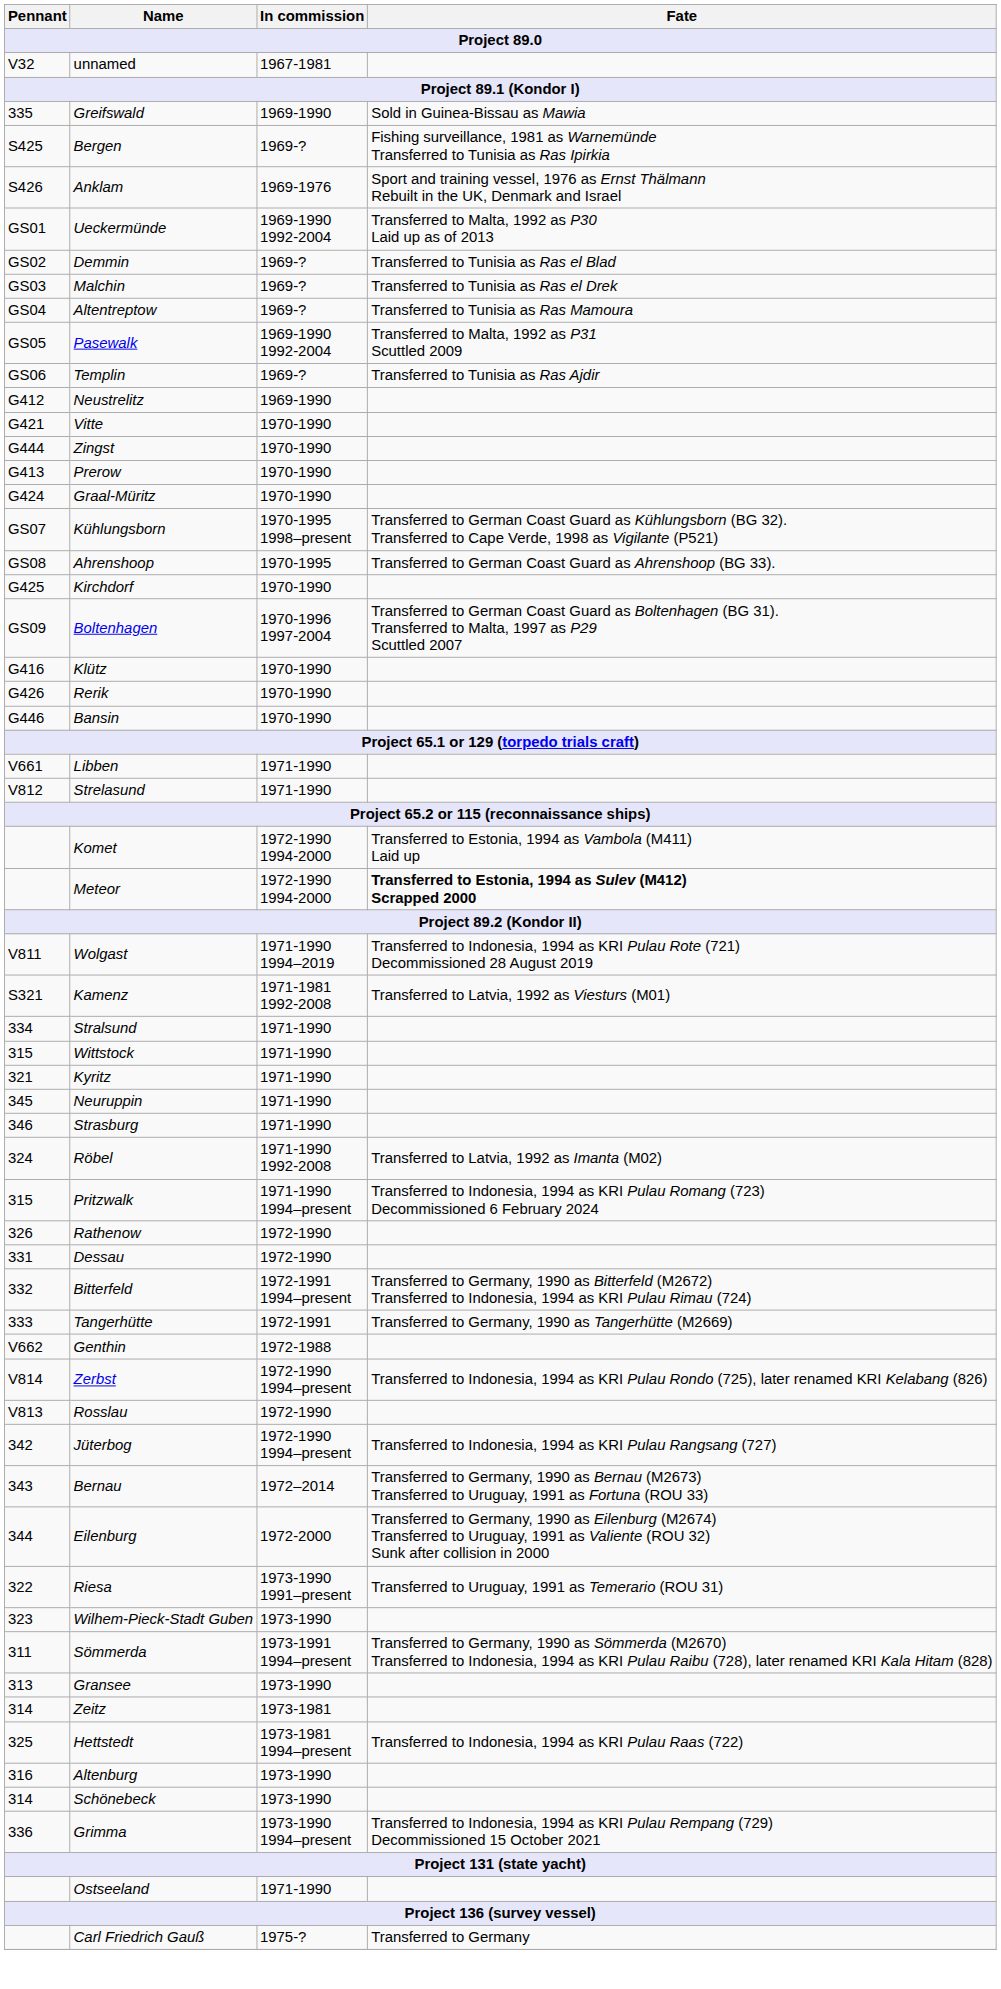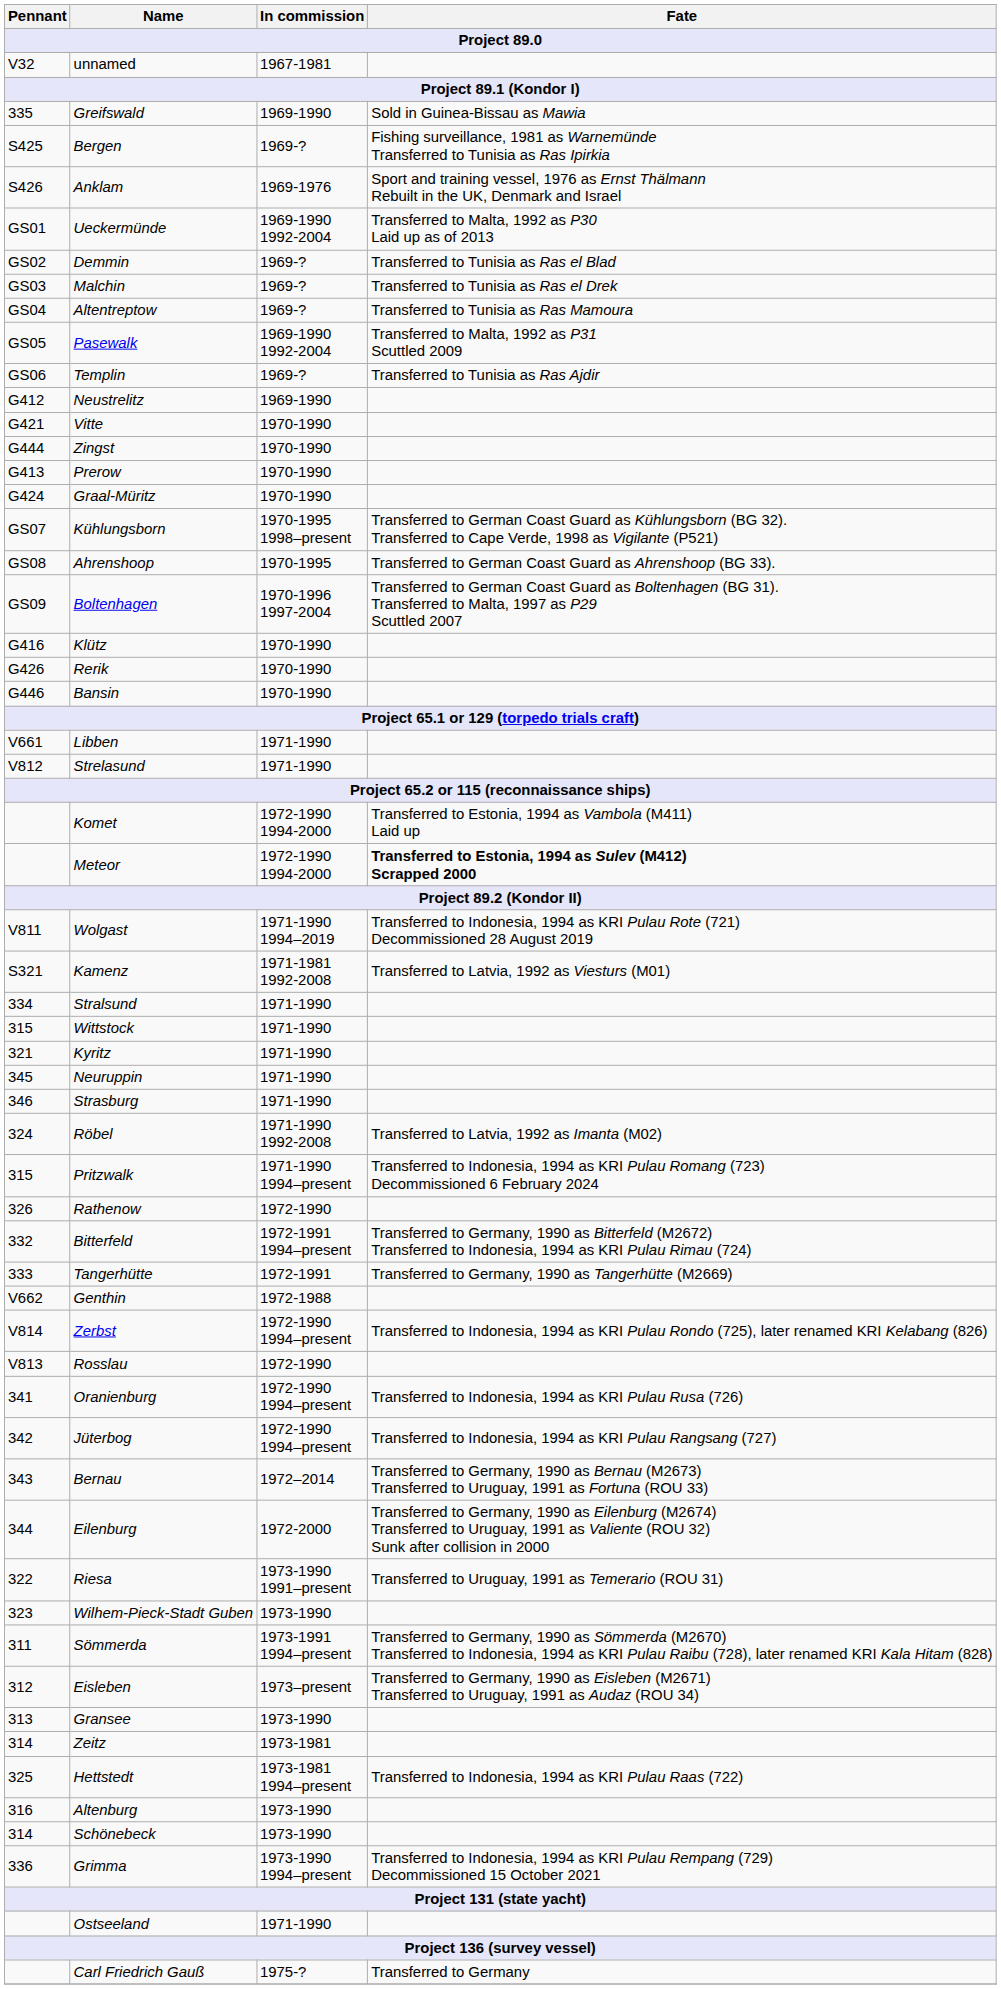- row: (103, 586)
- row: (99, 1256)
+ row: (115, 1396)
+ row: (102, 1686)
